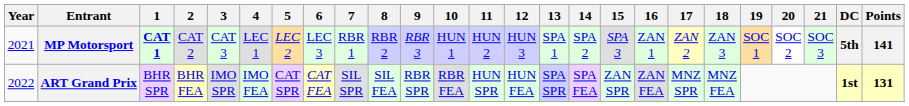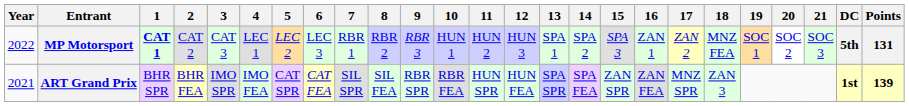(21, 44) 2021 -> (21, 44) 2022
(722, 44) ZAN 3 -> (722, 44) MNZ FEA
(883, 44) 141 -> (883, 44) 131
(21, 82) 2022 -> (21, 82) 2021
(722, 82) MNZ FEA -> (722, 82) ZAN 3
(883, 82) 131 -> (883, 82) 139
